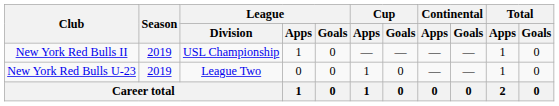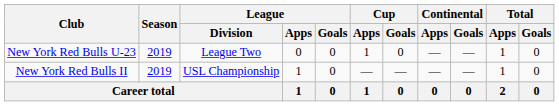rows swapped: (72, 71) <-> (72, 52)
